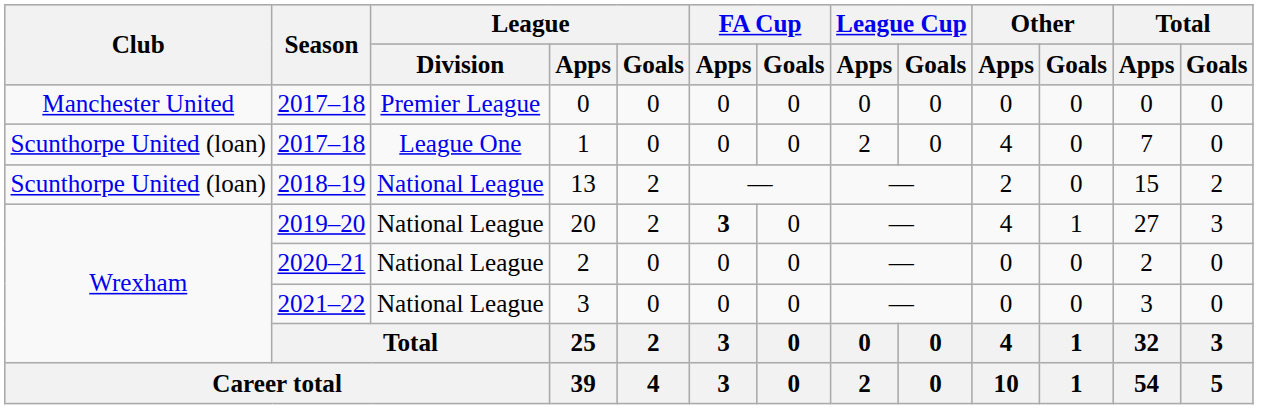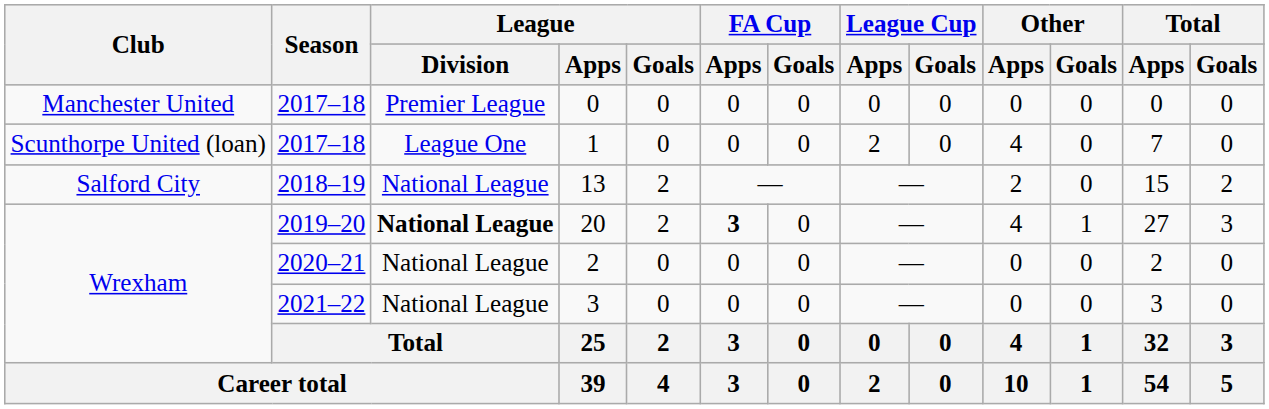(138, 183) Scunthorpe United (loan) -> (138, 183) Salford City
(460, 223) normal -> (465, 223) bold
